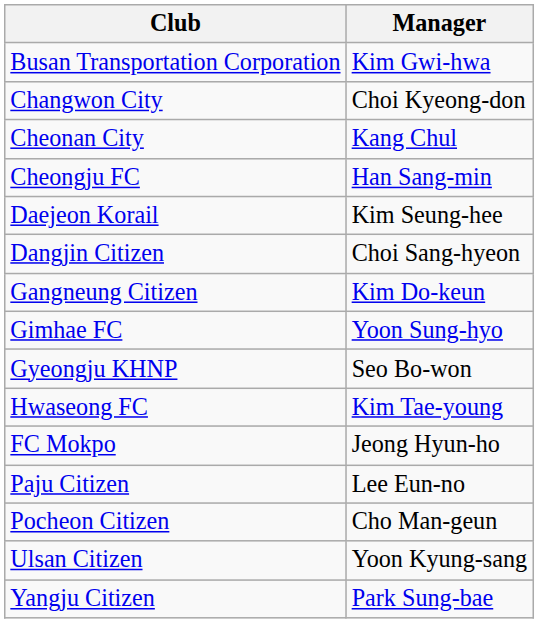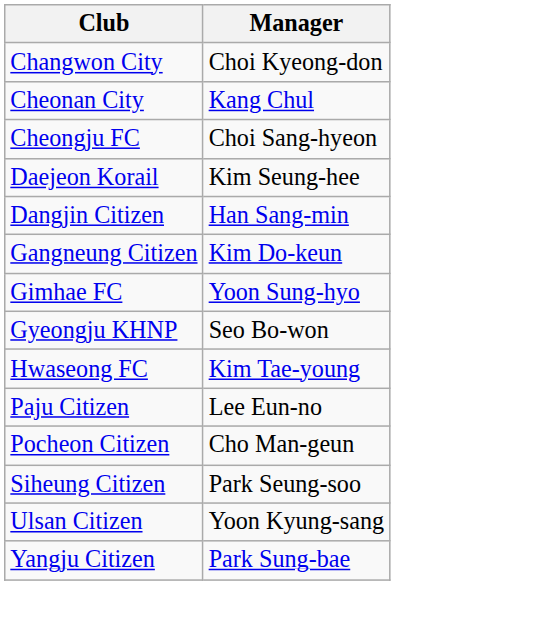- row: (175, 61)
(422, 176) Han Sang-min -> (293, 138) Choi Sang-hyeon
(436, 253) Choi Sang-hyeon -> (279, 215) Han Sang-min
- row: (63, 445)
+ row: (88, 483)
